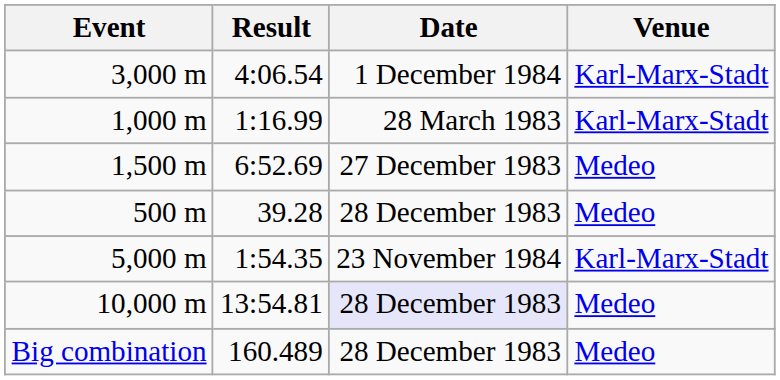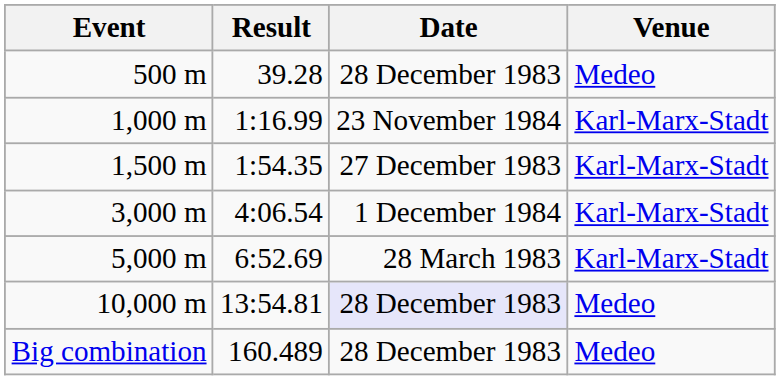rows swapped: (170, 212) <-> (159, 73)
(472, 119) 28 March 1983 -> (449, 119) 23 November 1984
(279, 166) 6:52.69 -> (279, 166) 1:54.35
(615, 166) Medeo -> (671, 166) Karl-Marx-Stadt
(279, 258) 1:54.35 -> (279, 258) 6:52.69
(449, 258) 23 November 1984 -> (472, 258) 28 March 1983
